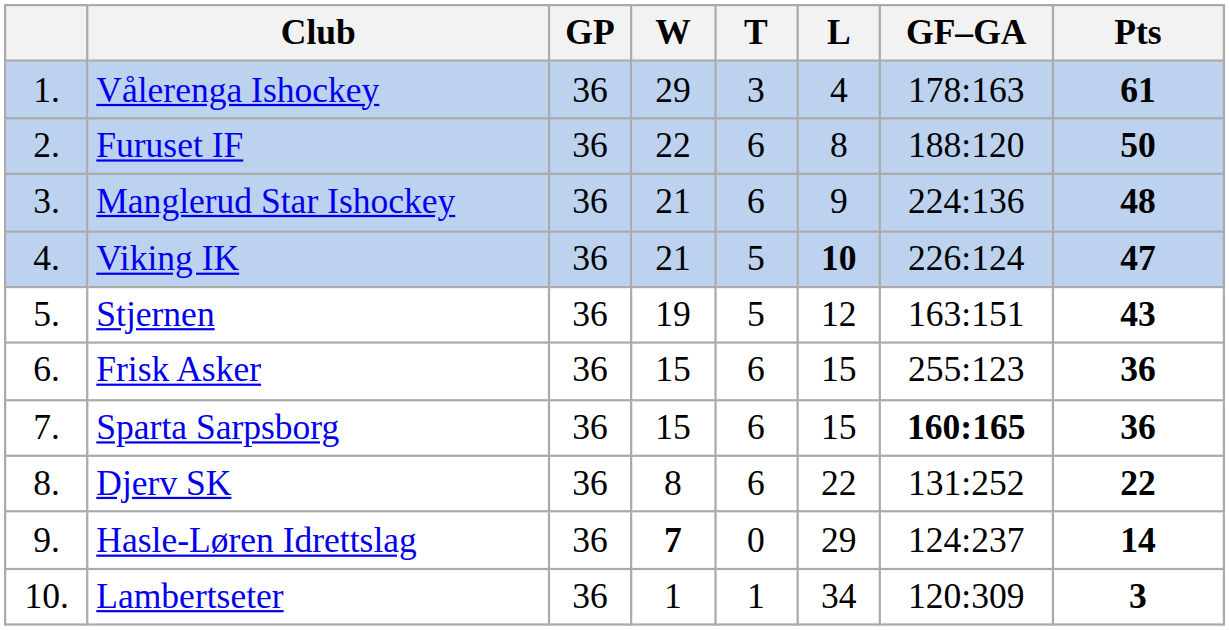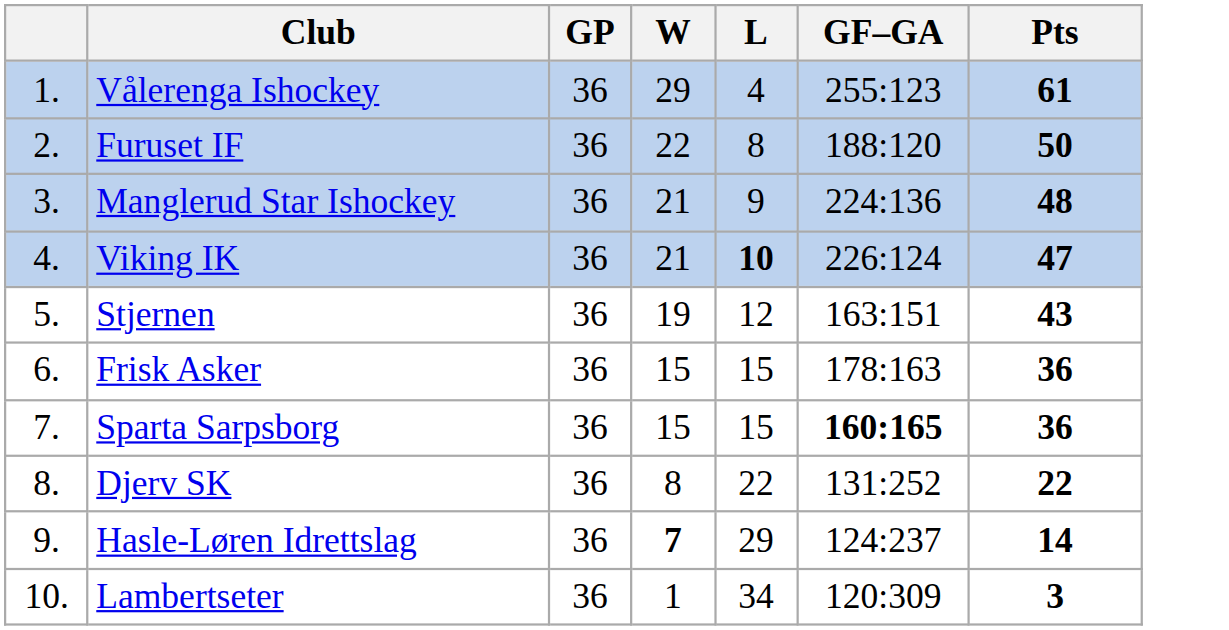- column: (756, 32)
(966, 88) 178:163 -> (883, 88) 255:123
(966, 370) 255:123 -> (883, 370) 178:163
